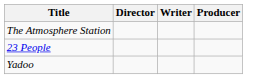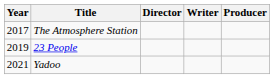+ column: (18, 13)
